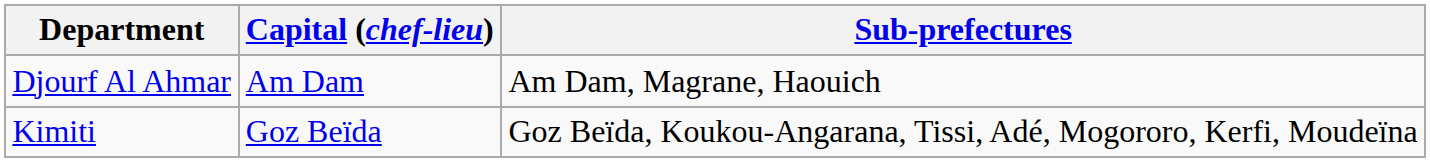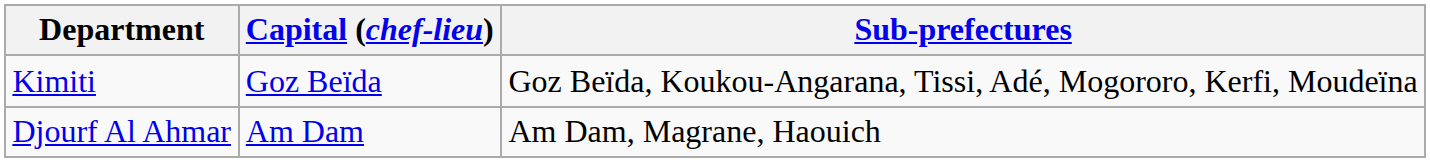rows swapped: (122, 80) <-> (54, 131)
